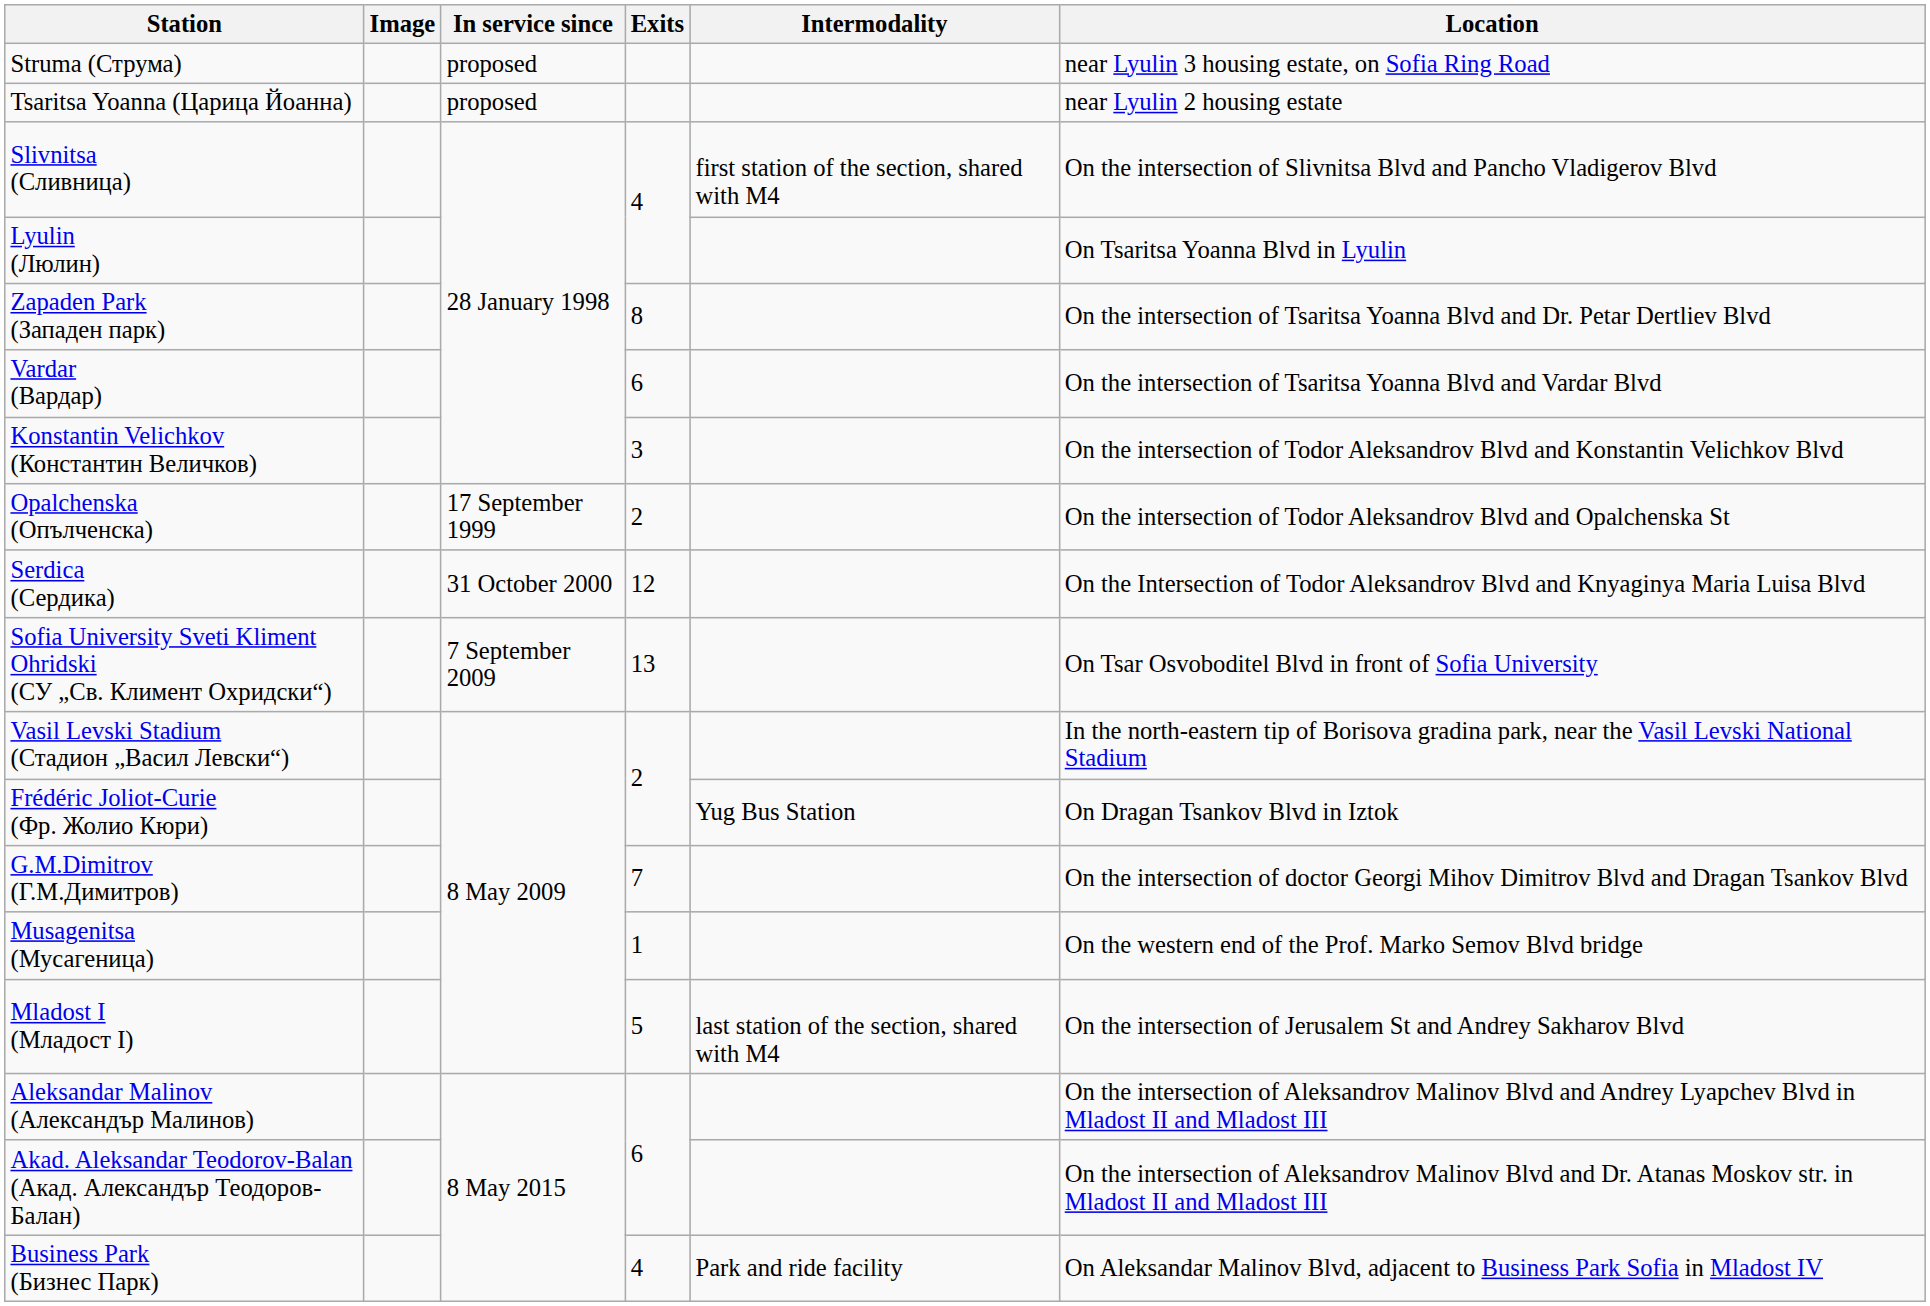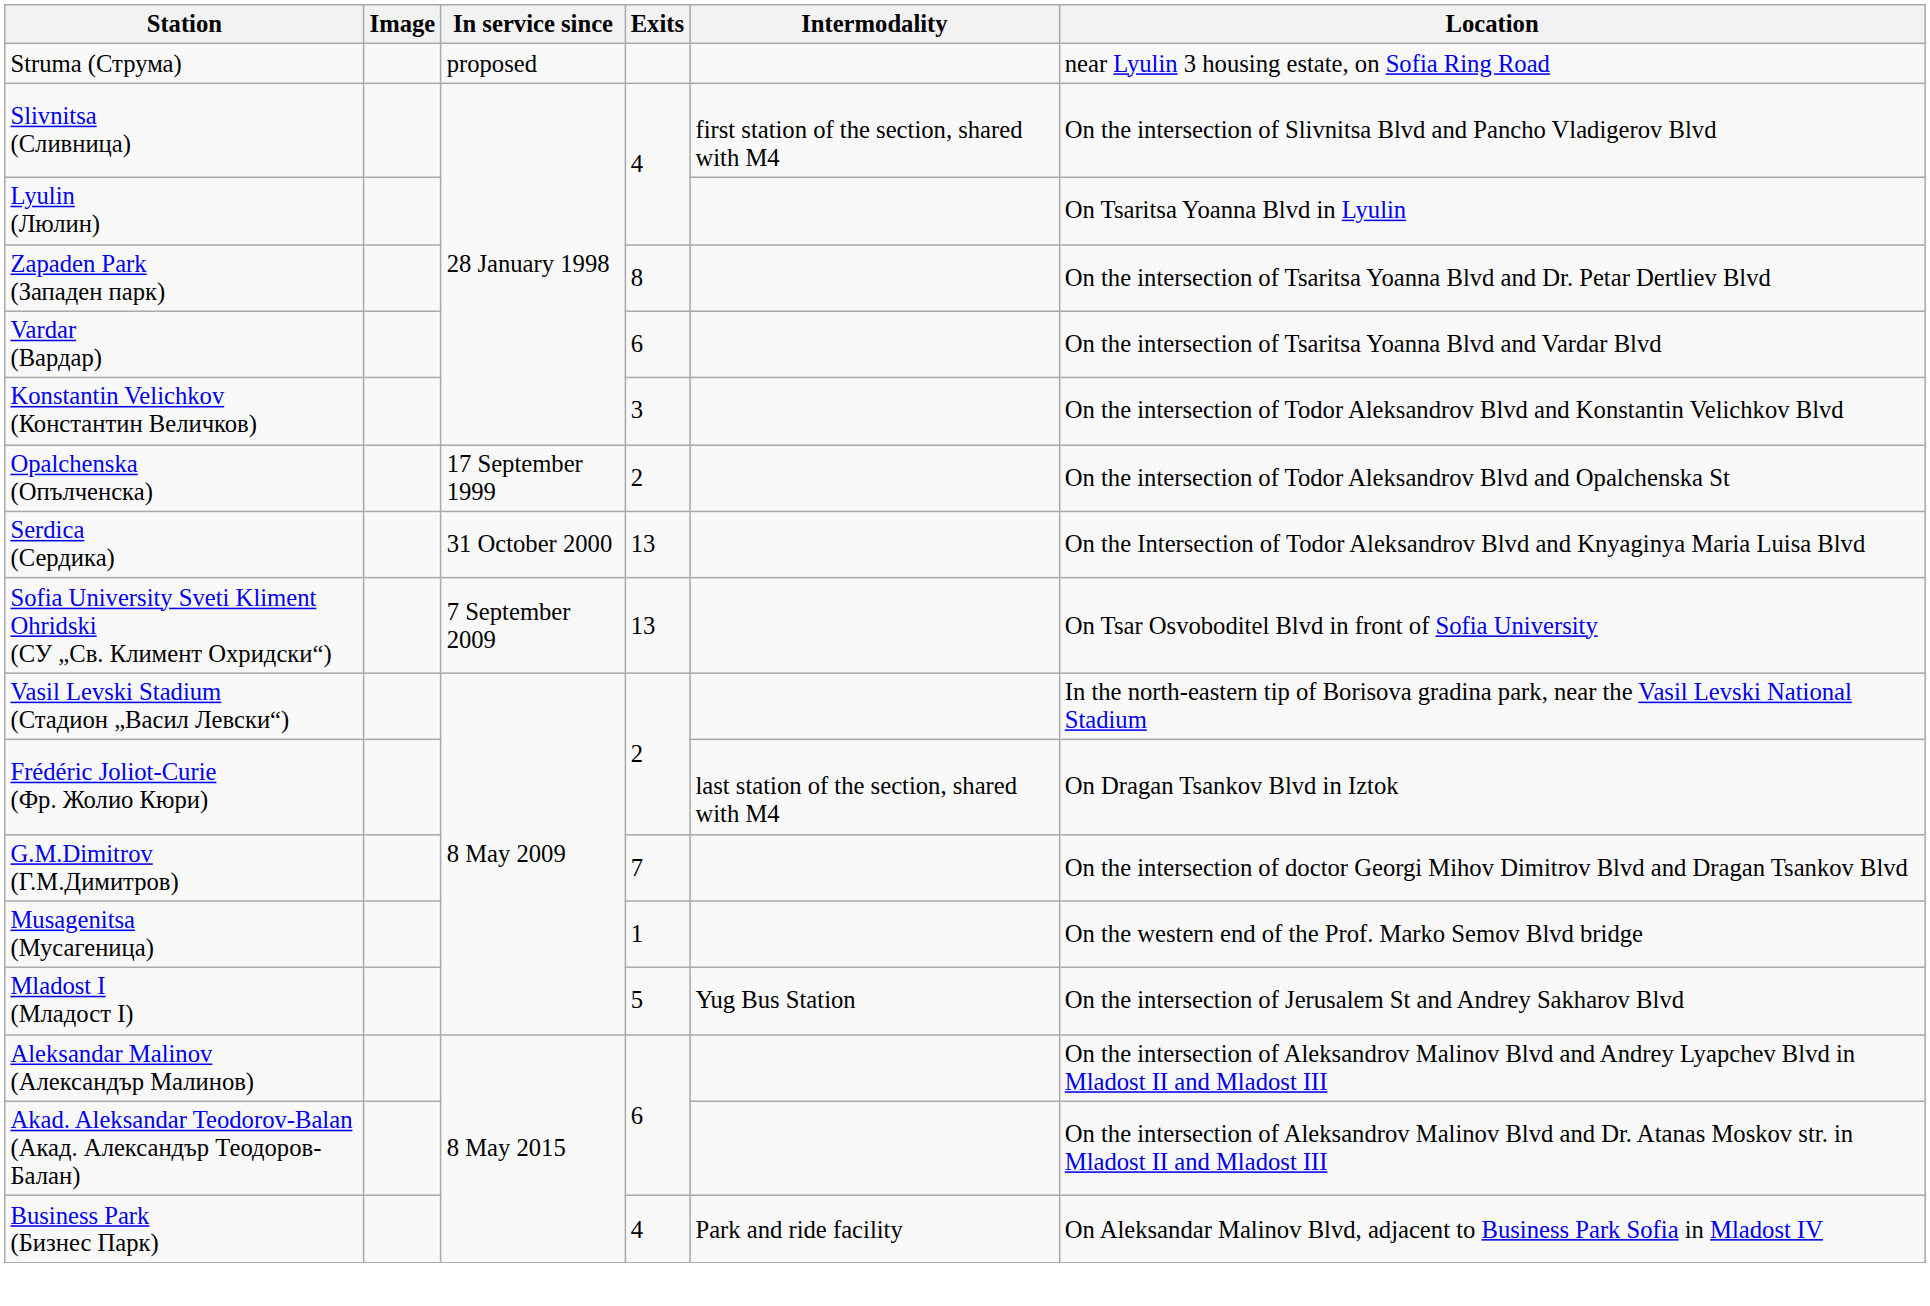- row: (181, 102)
(643, 583) 12 -> (643, 544) 13
(776, 811) Yug Bus Station -> (856, 800) last station of the section, shared with M4
(856, 1039) last station of the section, shared with M4 -> (776, 1000) Yug Bus Station
